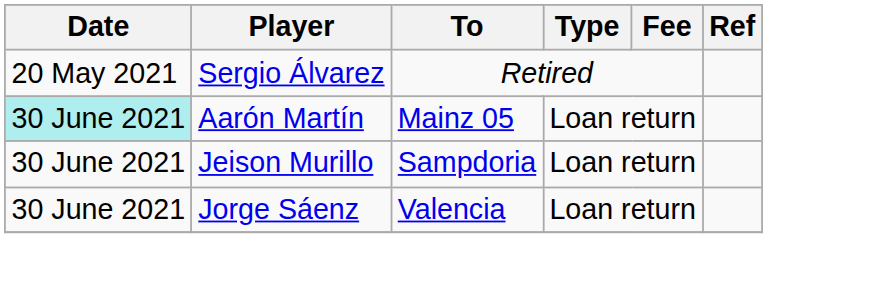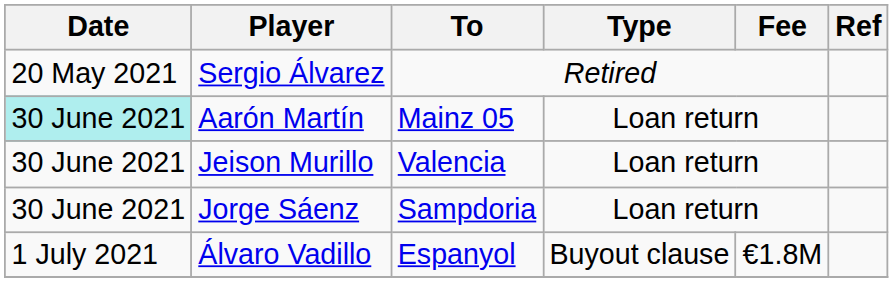(467, 163) Sampdoria -> (452, 163) Valencia
(452, 208) Valencia -> (467, 208) Sampdoria
+ row: (285, 254)
